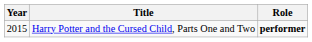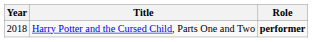(17, 28) 2015 -> (17, 28) 2018
